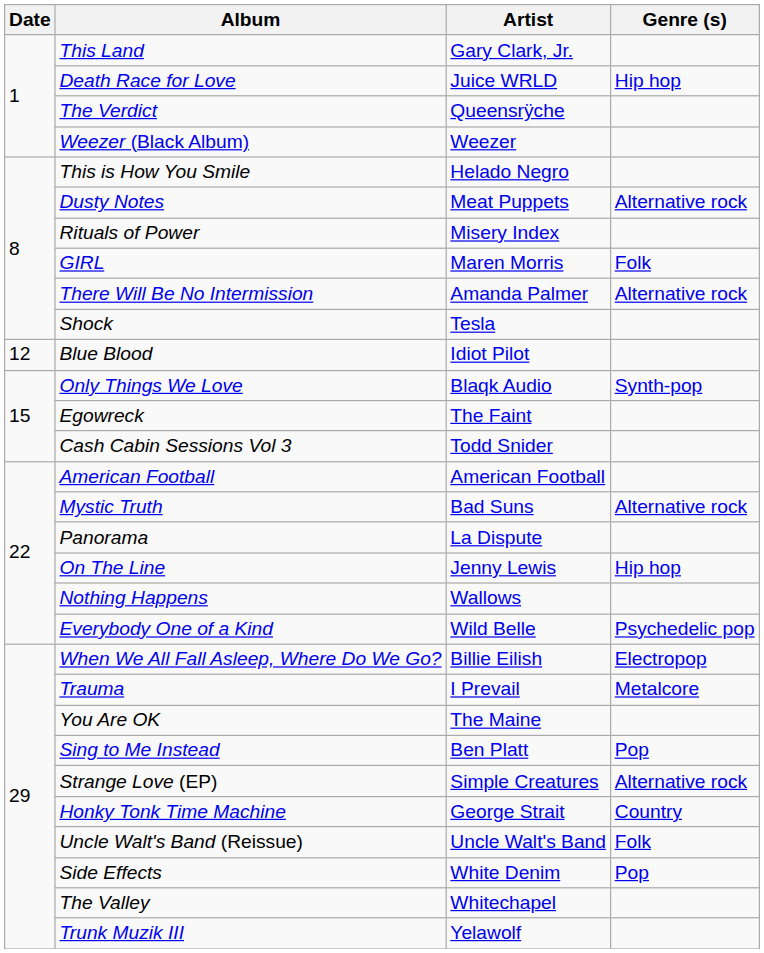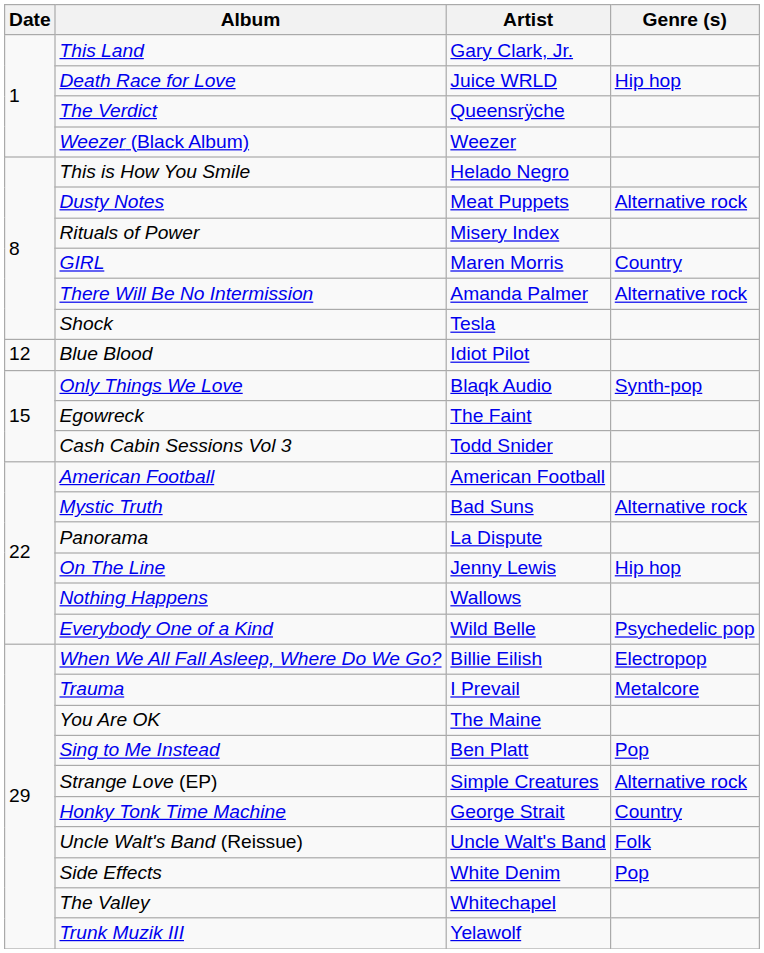(633, 263) Folk -> (648, 263) Country
